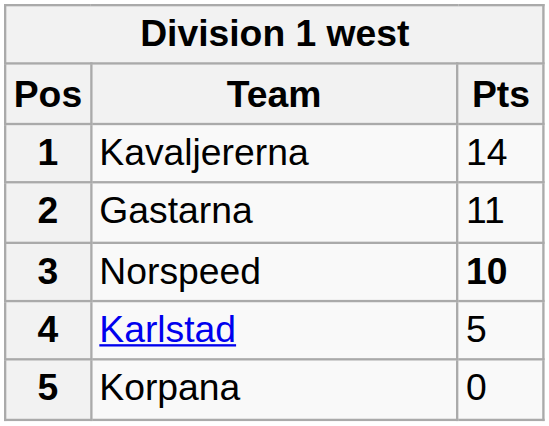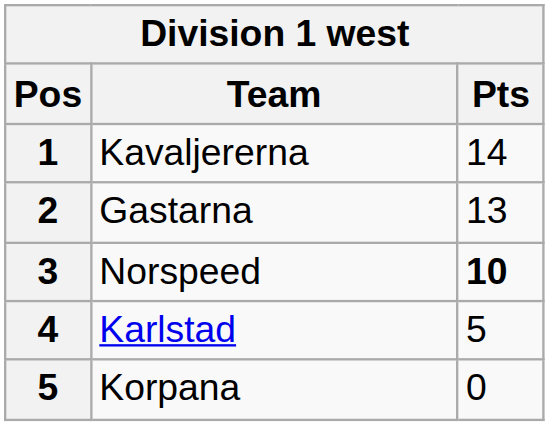(485, 211) 11 -> (487, 211) 13
